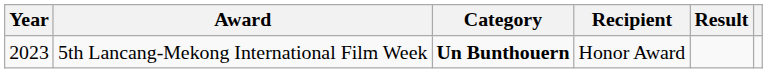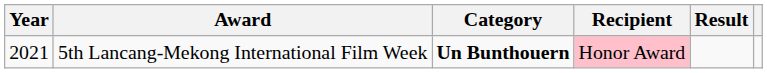(29, 51) 2023 -> (29, 51) 2021
(632, 51) no background -> (632, 51) pink background
